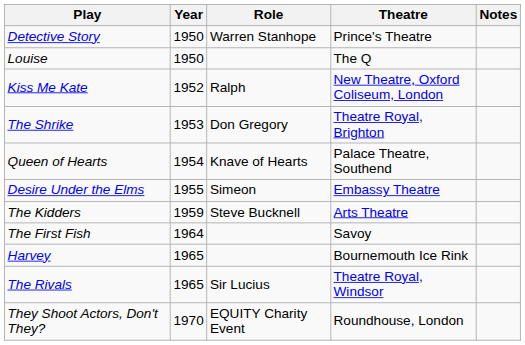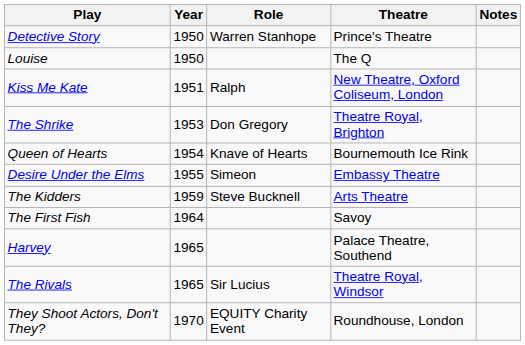(189, 87) 1952 -> (189, 87) 1951
(381, 161) Palace Theatre, Southend -> (401, 153) Bournemouth Ice Rink
(401, 255) Bournemouth Ice Rink -> (381, 247) Palace Theatre, Southend
